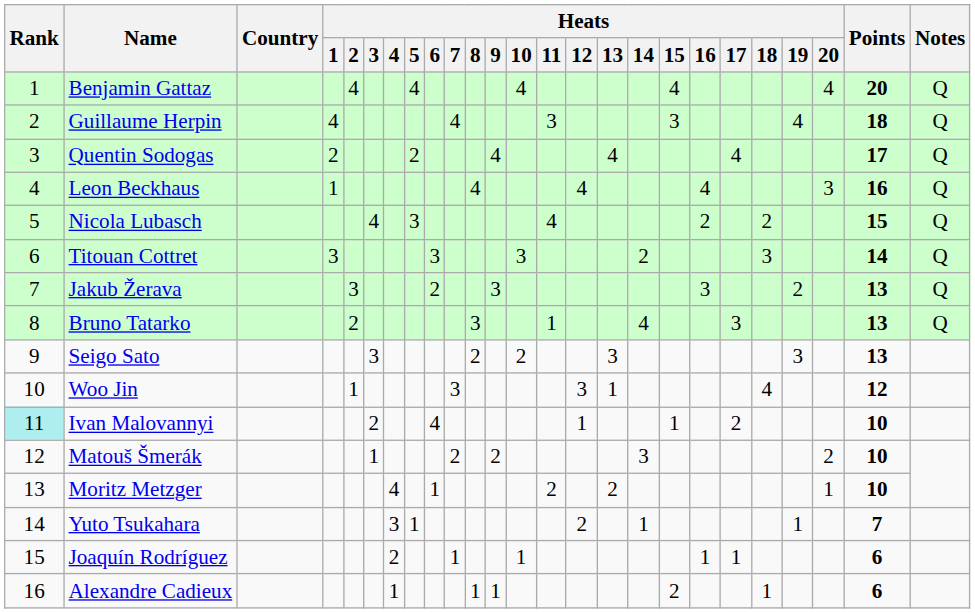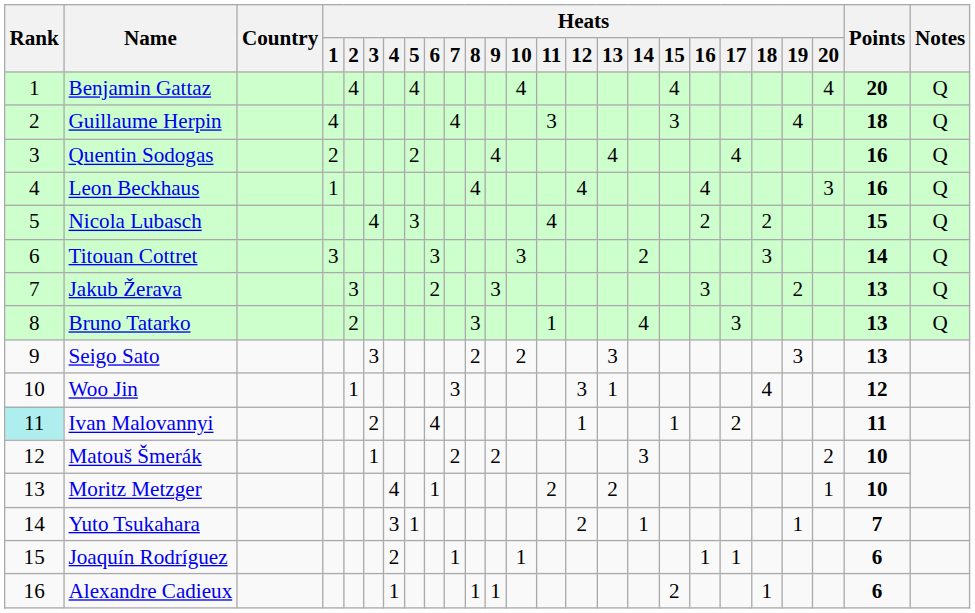(877, 155) 17 -> (877, 155) 16
(877, 423) 10 -> (877, 423) 11
